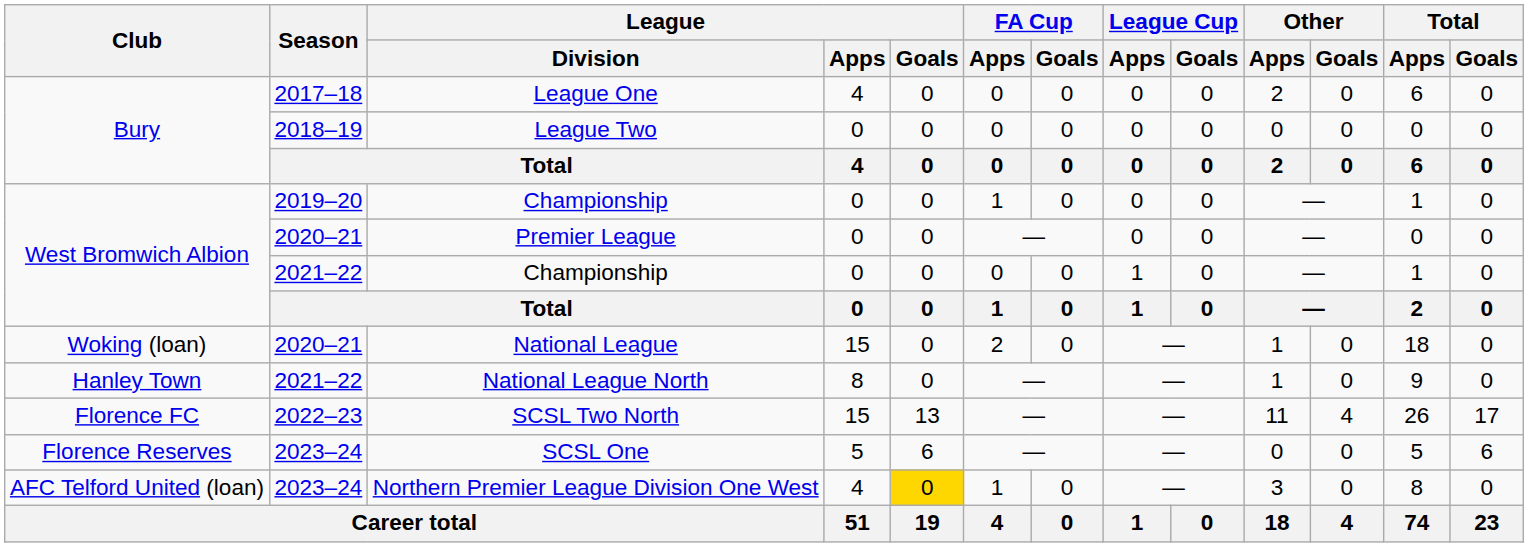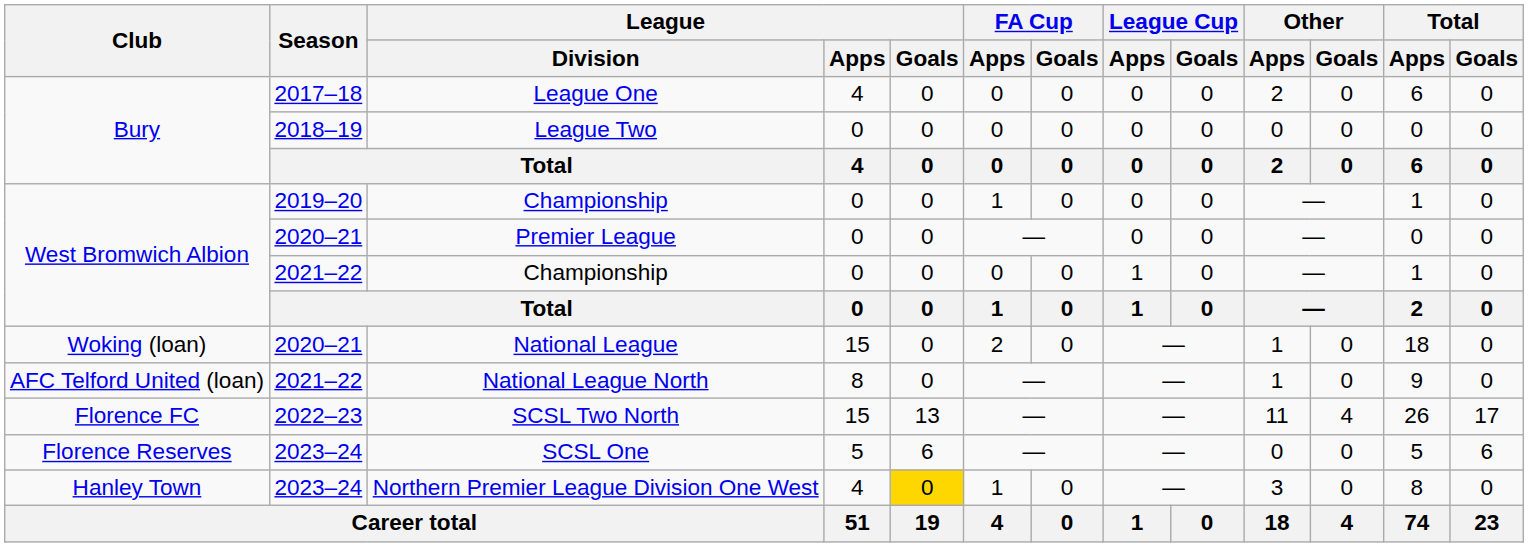(137, 380) Hanley Town -> (137, 380) AFC Telford United (loan)
(137, 487) AFC Telford United (loan) -> (137, 487) Hanley Town
